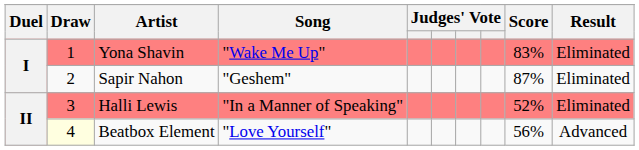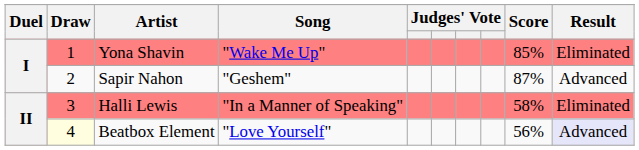(529, 52) 83% -> (529, 52) 85%
(593, 78) Eliminated -> (593, 78) Advanced
(529, 105) 52% -> (529, 105) 58%
(593, 132) no background -> (593, 132) lavender background
